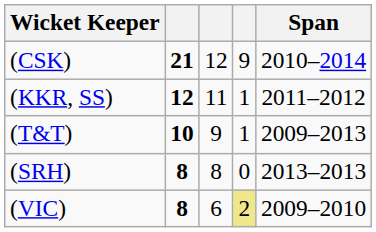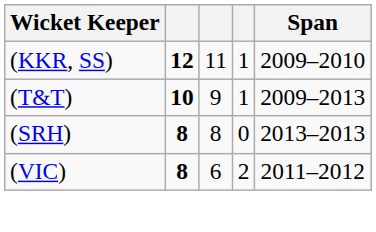- row: (41, 60)
(314, 97) 2011–2012 -> (313, 60) 2009–2010
(244, 208) khaki background -> (244, 171) no background
(314, 208) 2009–2010 -> (313, 171) 2011–2012
